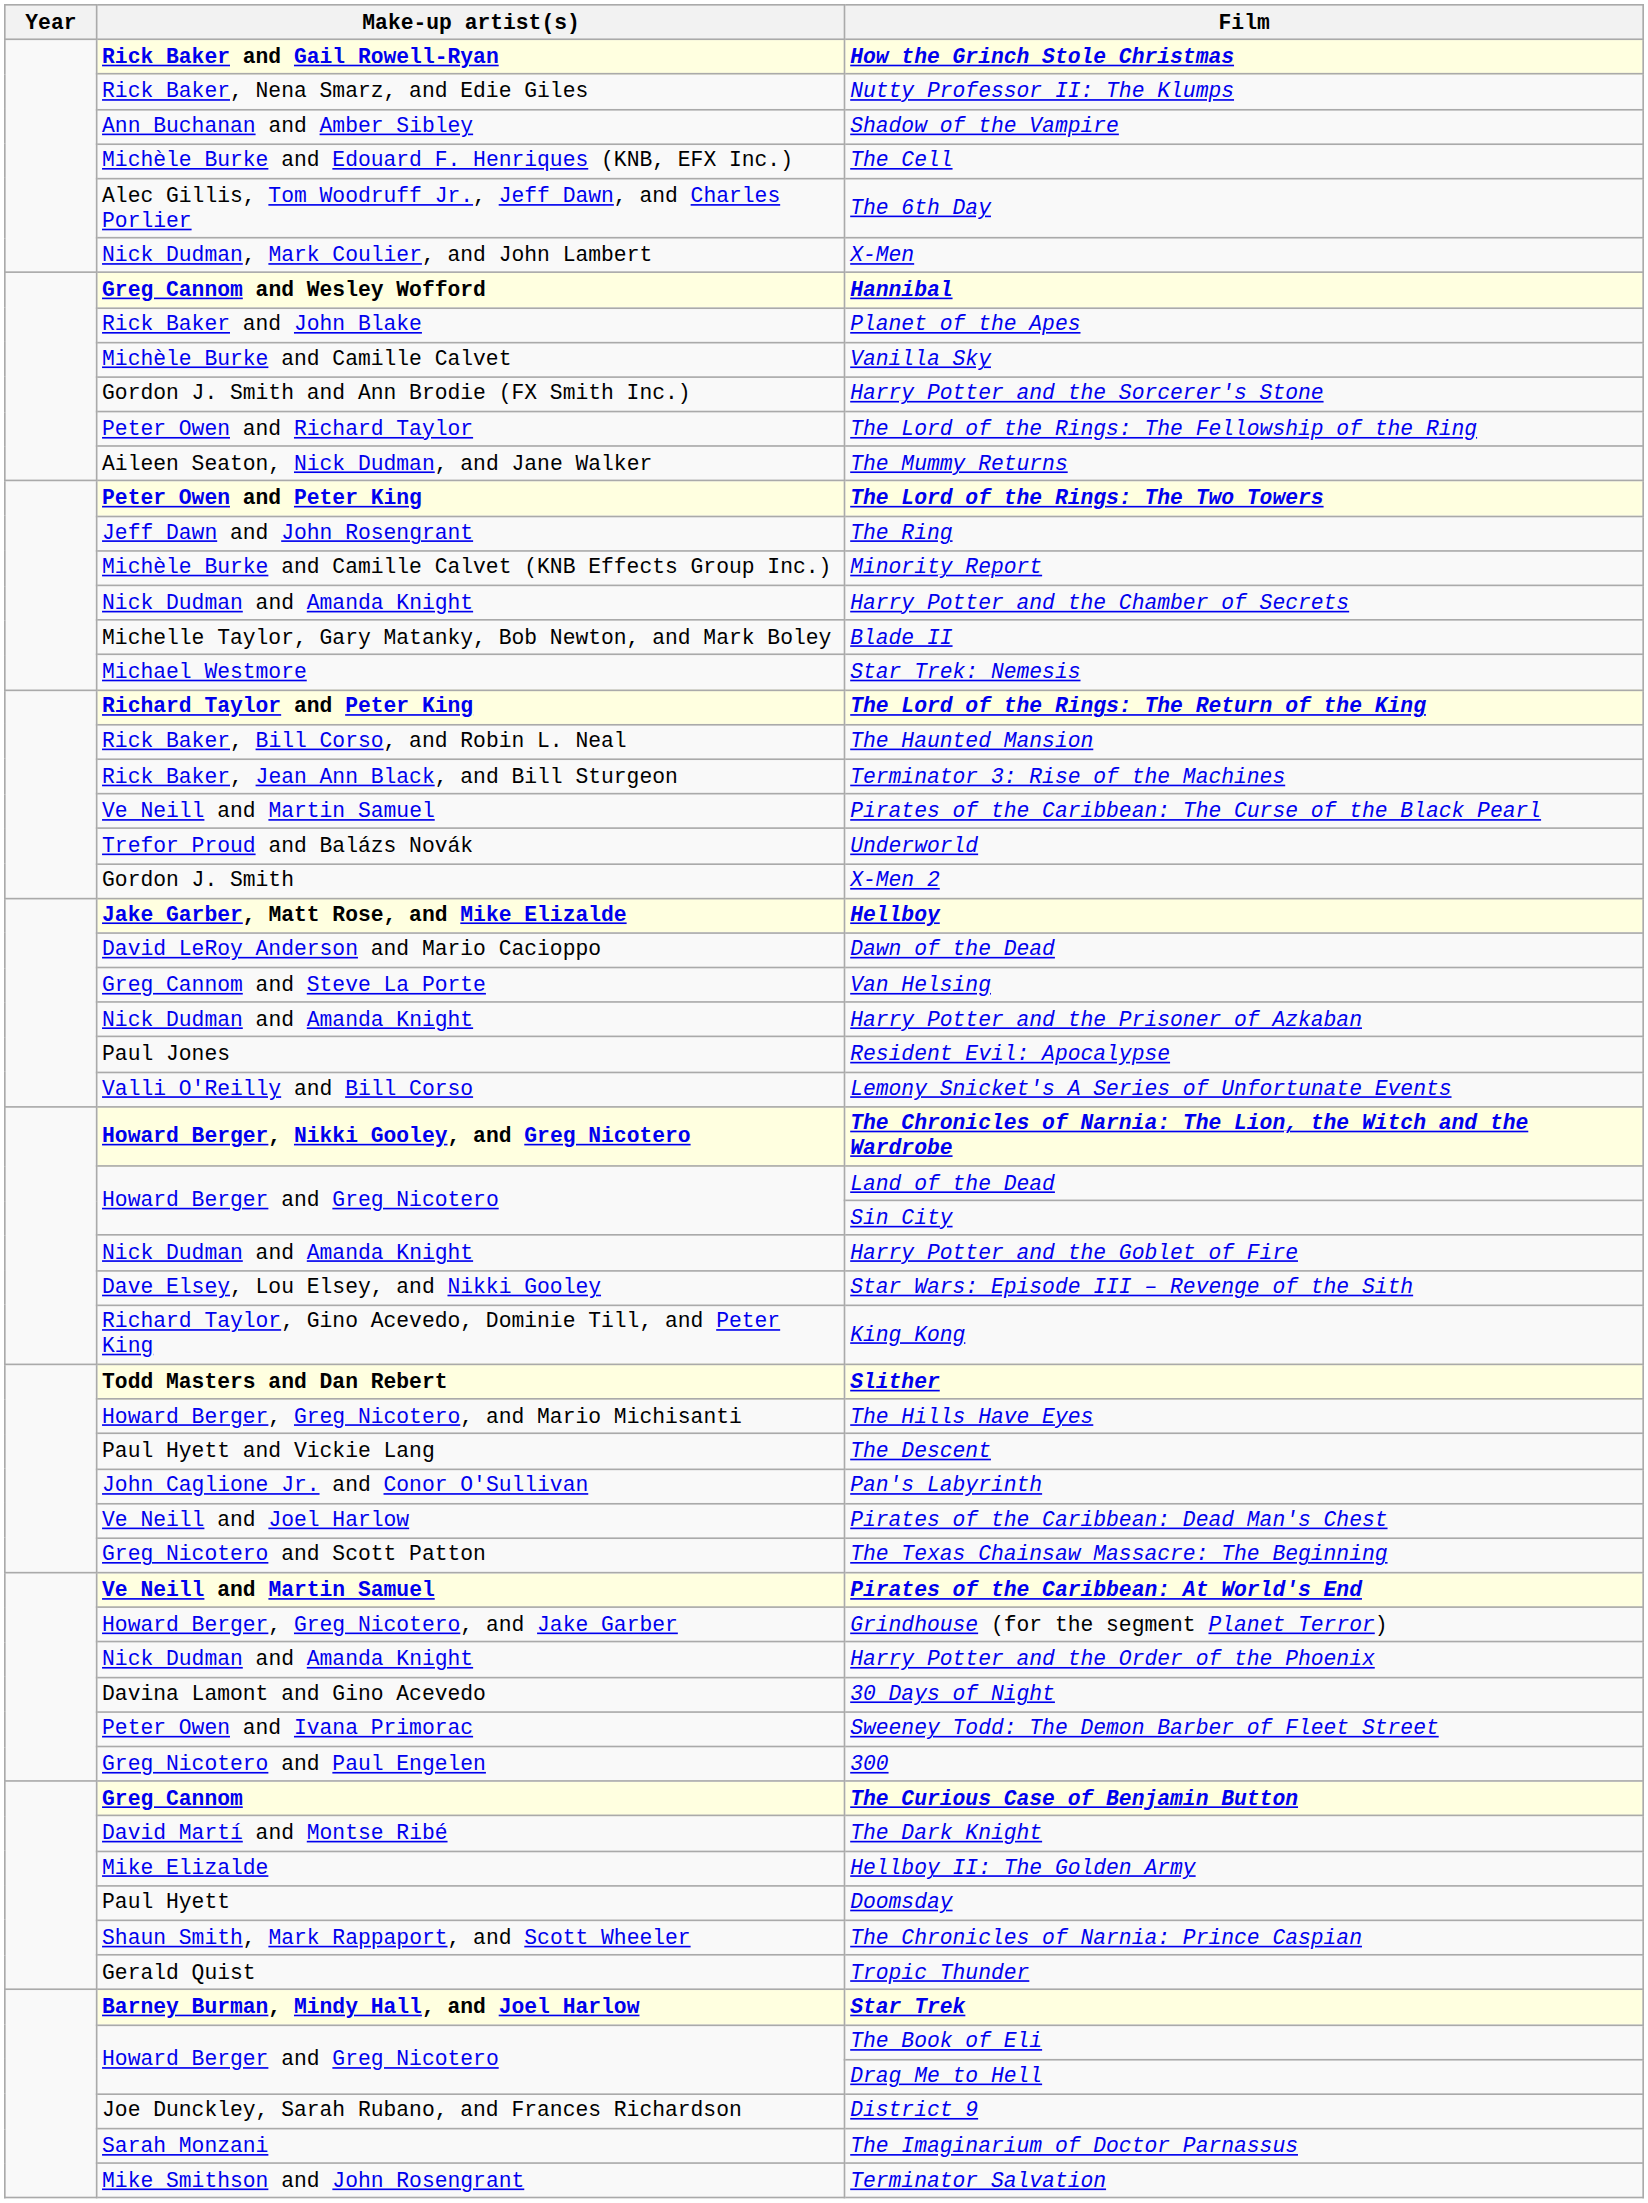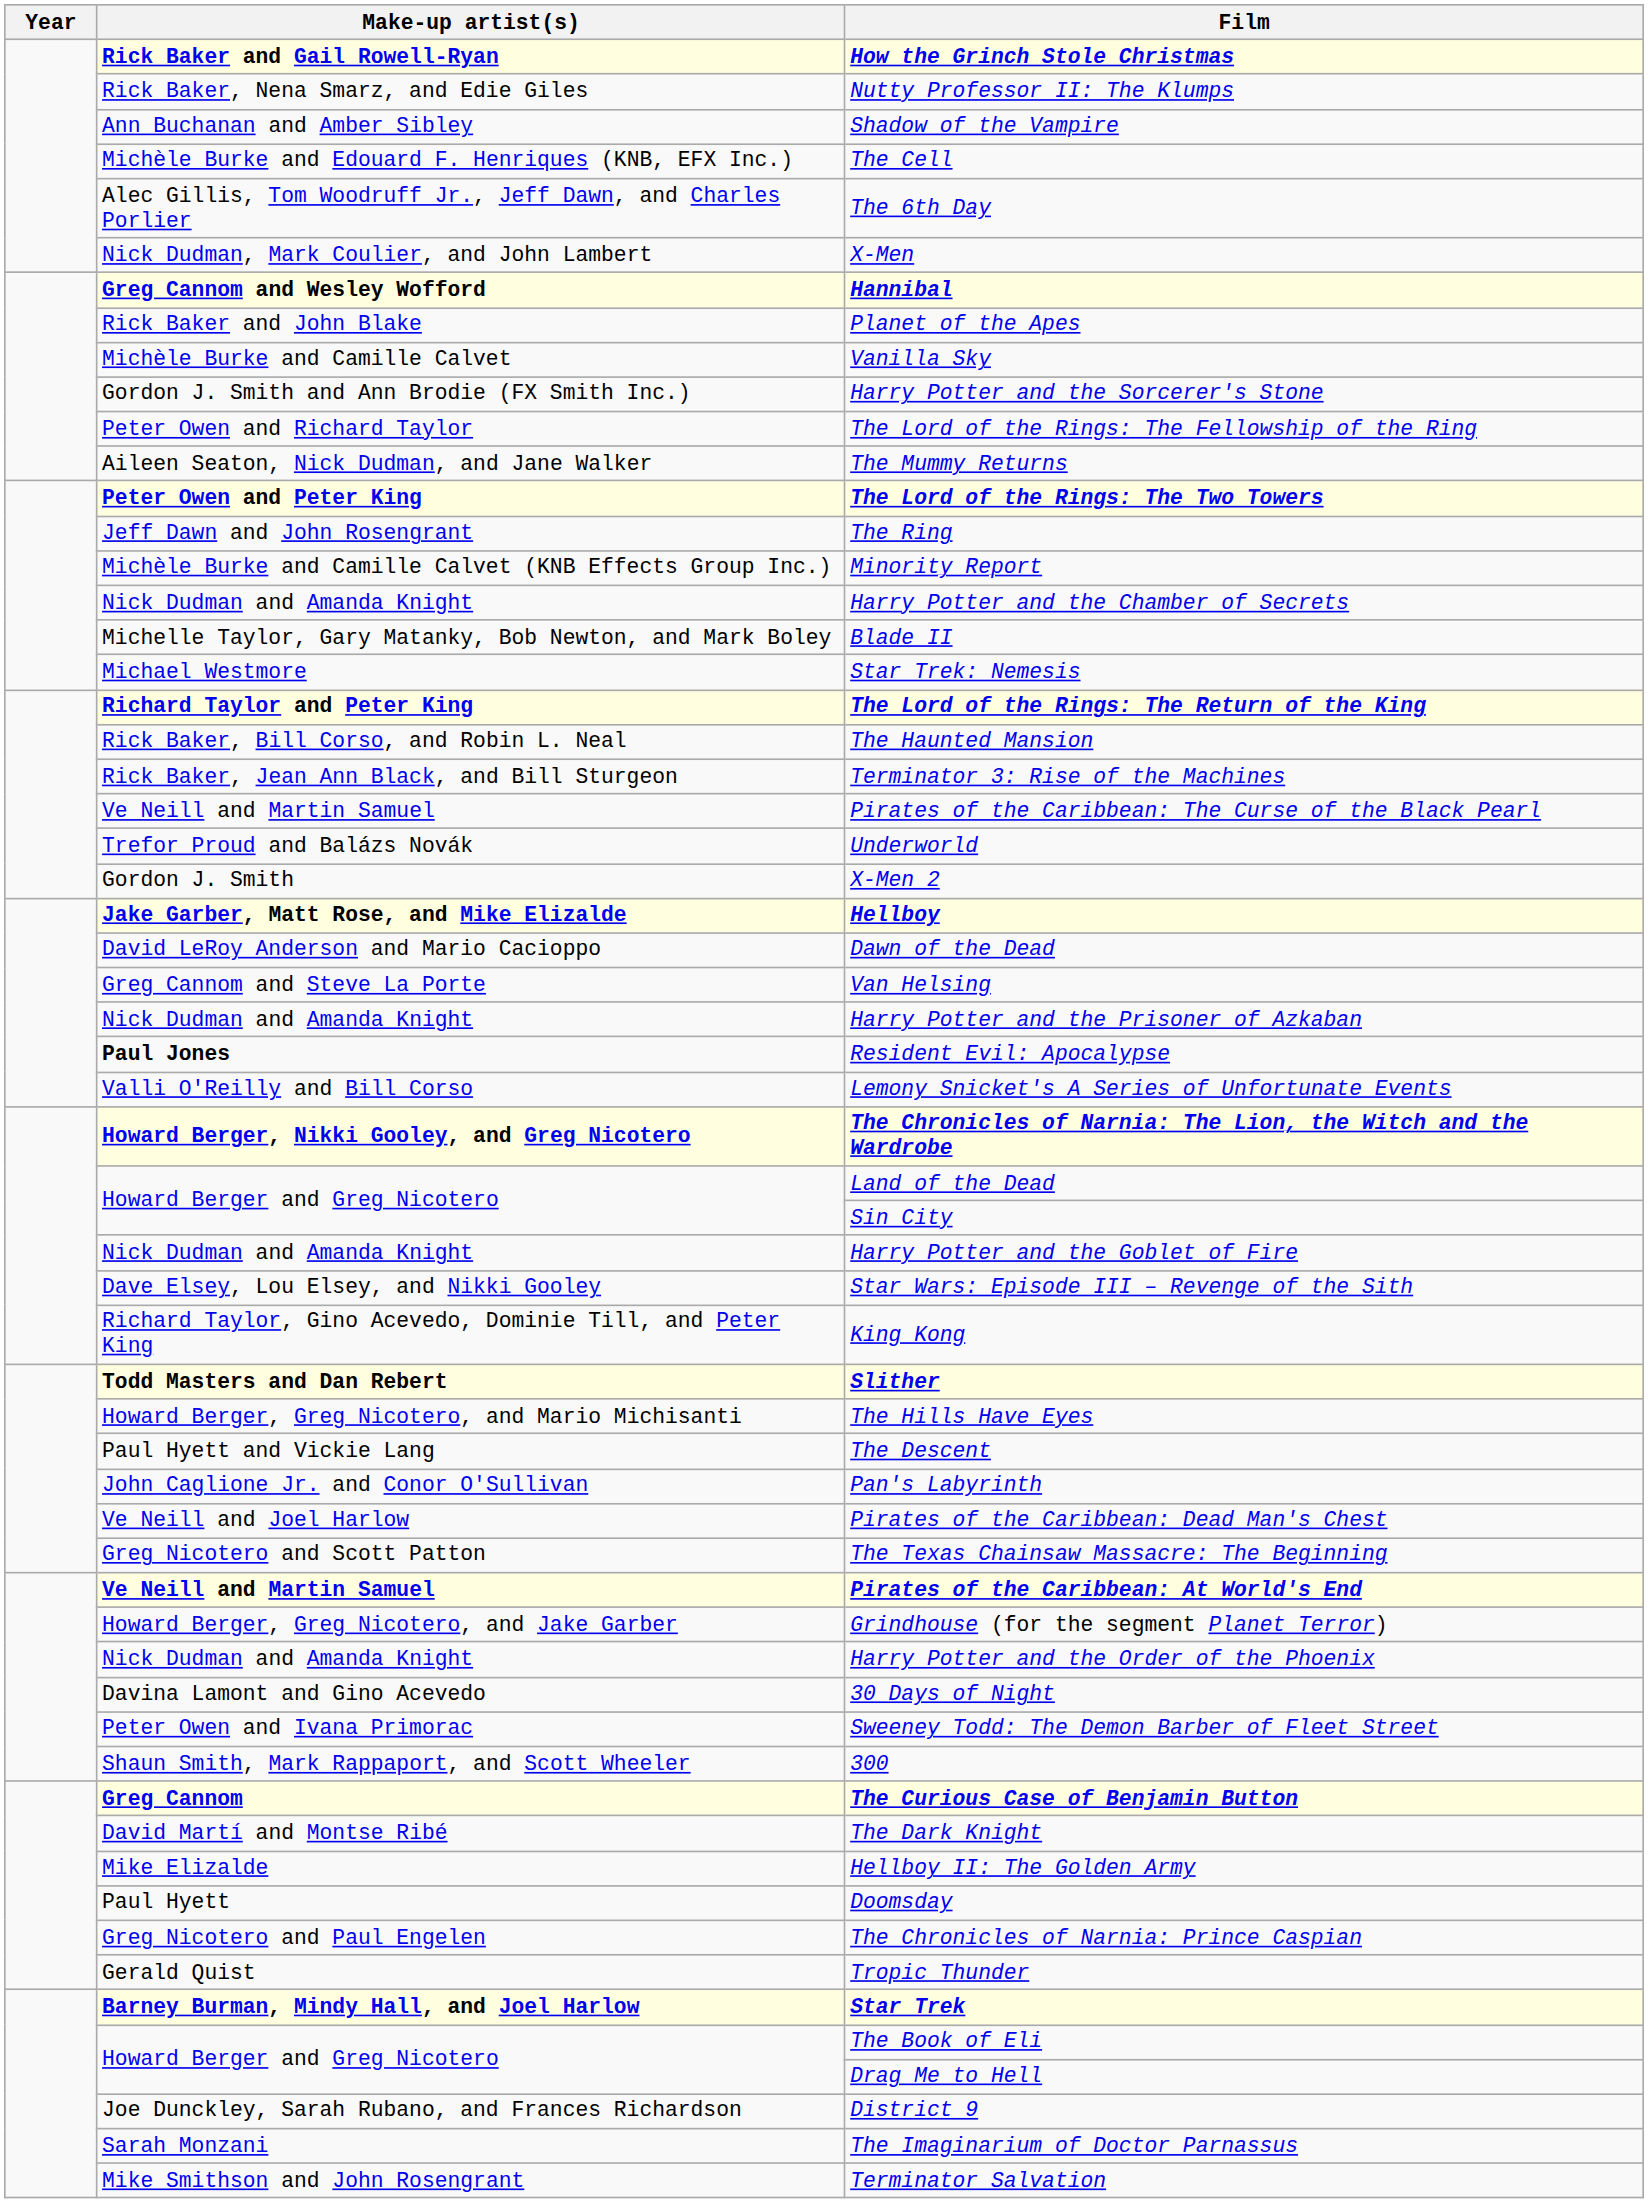(166, 1054) normal -> (166, 1054) bold
(294, 1764) Greg Nicotero and Paul Engelen -> (396, 1764) Shaun Smith, Mark Rappaport, and Scott Wheeler
(396, 1938) Shaun Smith, Mark Rappaport, and Scott Wheeler -> (294, 1938) Greg Nicotero and Paul Engelen
